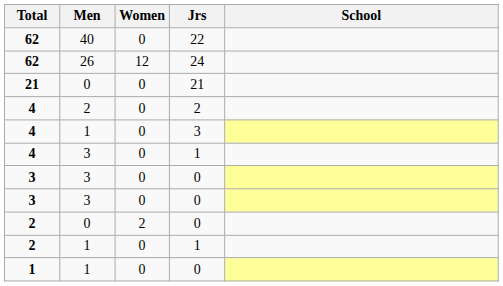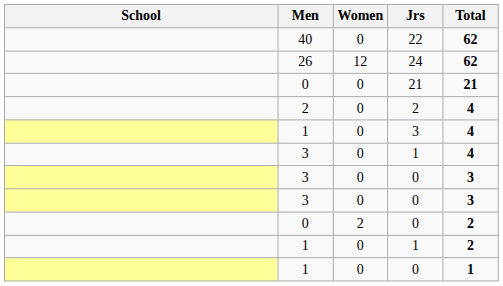columns swapped: (361, 16) <-> (32, 16)
